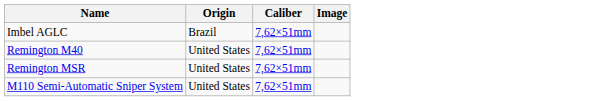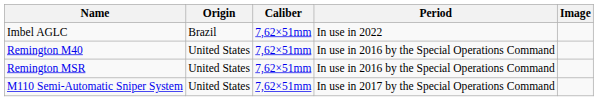+ column: (436, 13)
